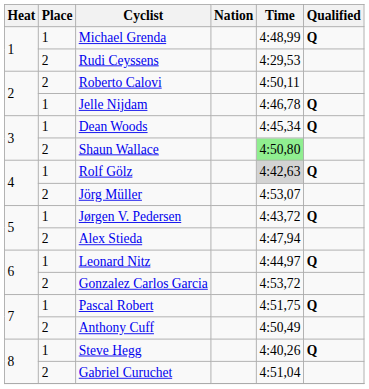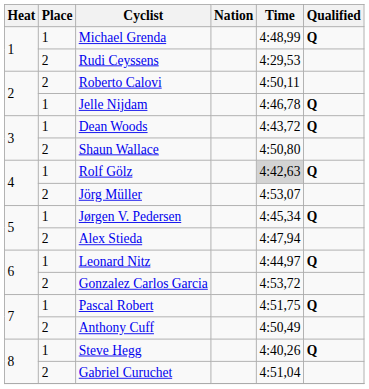(280, 127) 4:45,34 -> (280, 127) 4:43,72
(280, 149) lightgreen background -> (280, 149) no background
(280, 216) 4:43,72 -> (280, 216) 4:45,34
